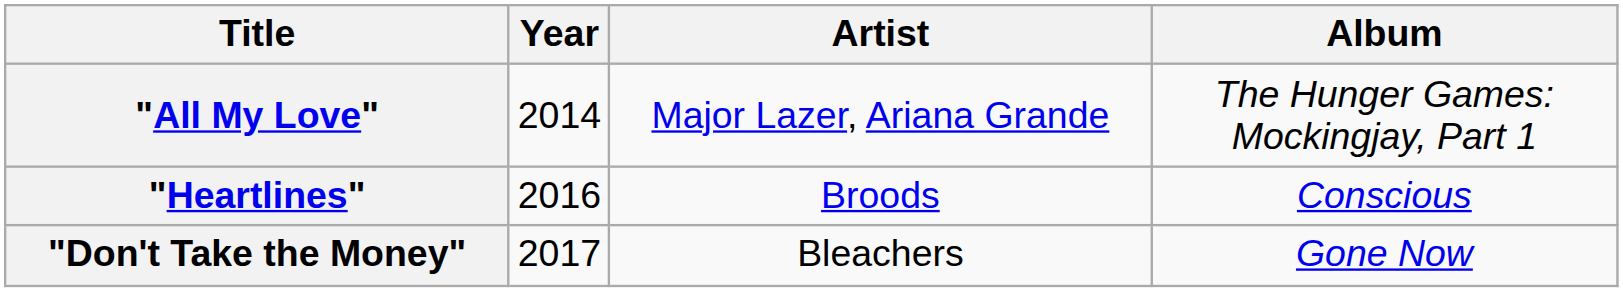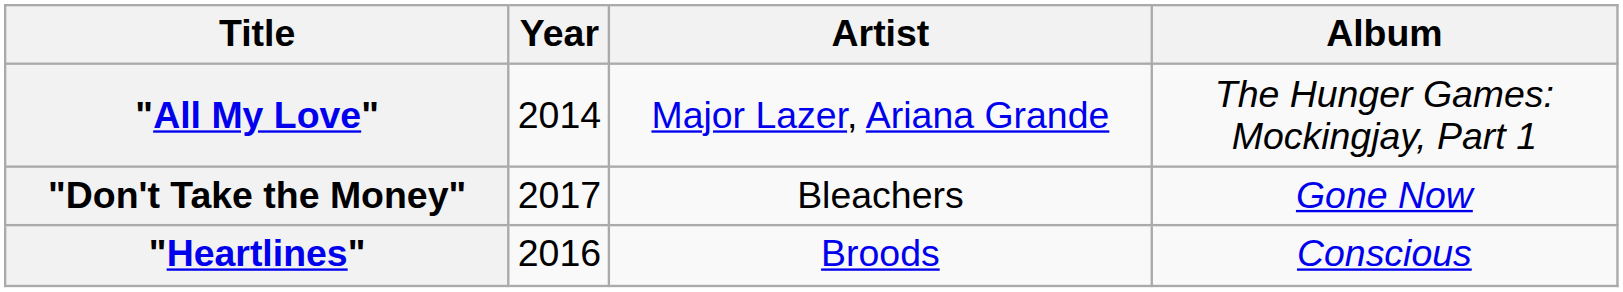rows swapped: (257, 195) <-> (257, 254)
